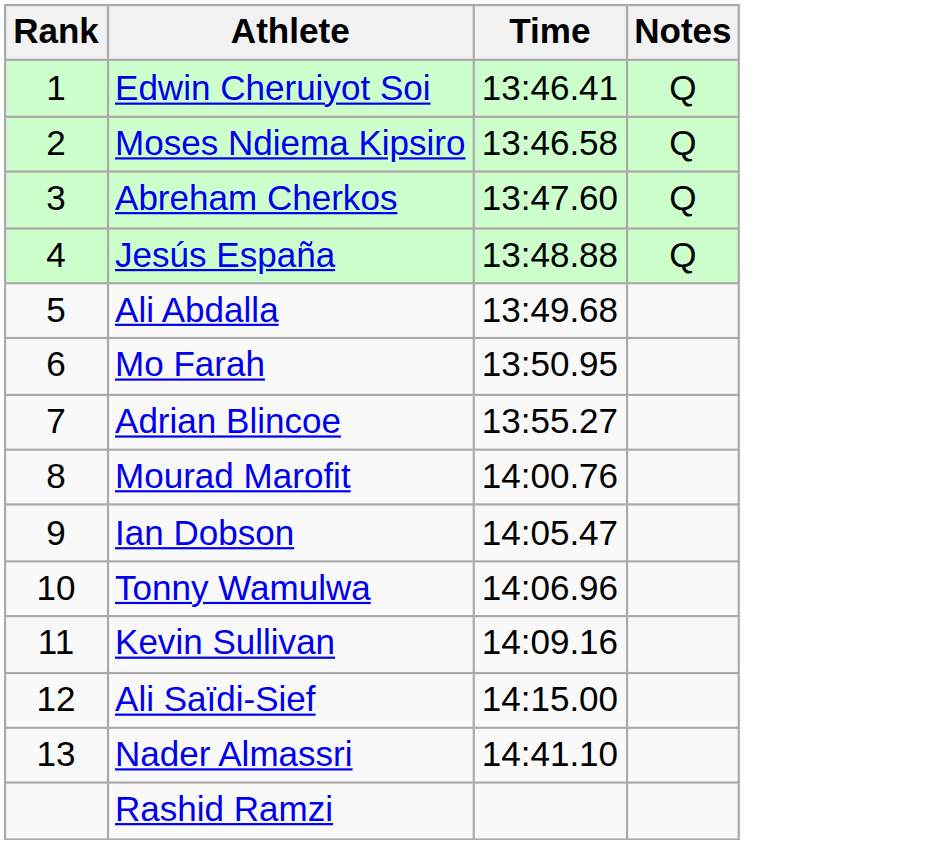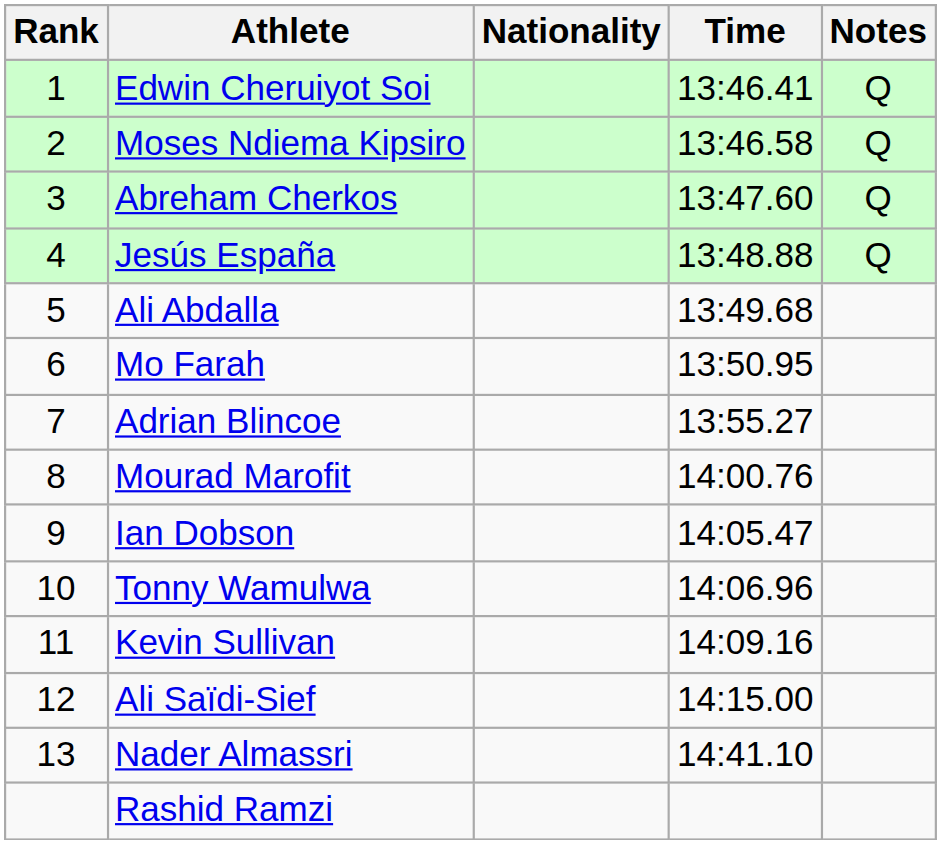+ column: (571, 32)
